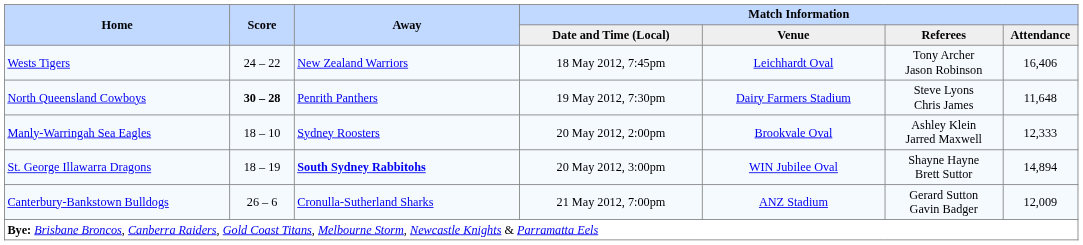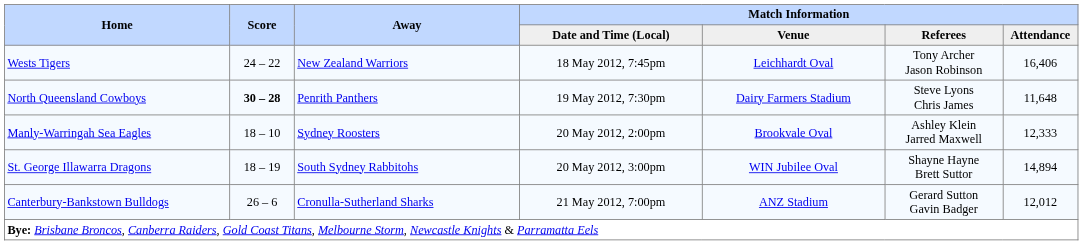(361, 167) bold -> (358, 167) normal
(1040, 202) 12,009 -> (1040, 202) 12,012
